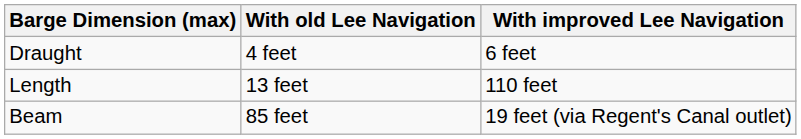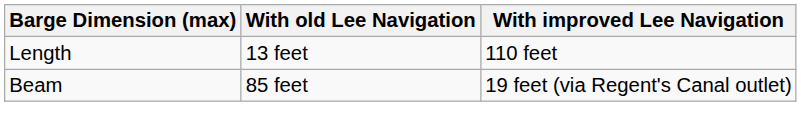- row: (45, 52)
